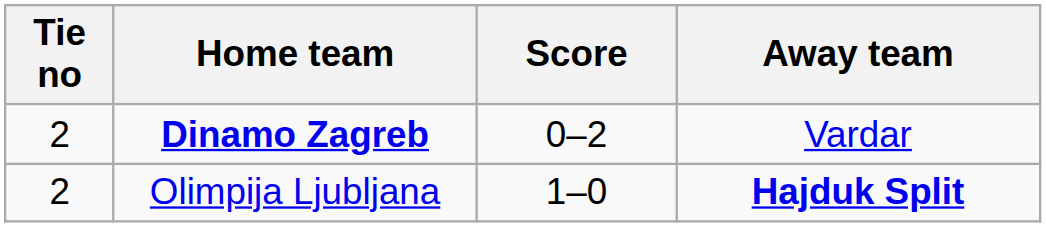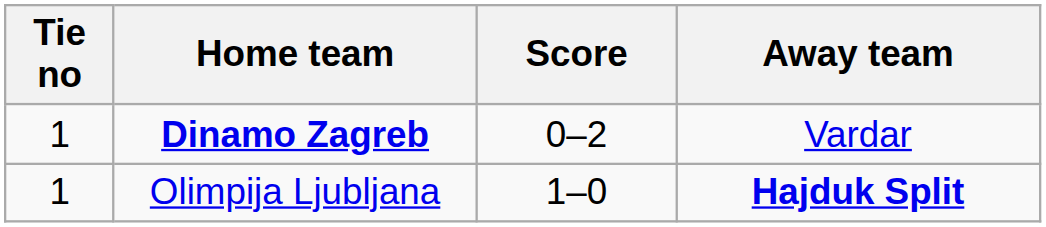(60, 133) 2 -> (60, 133) 1
(60, 191) 2 -> (60, 191) 1
